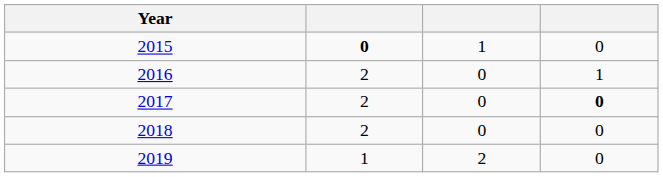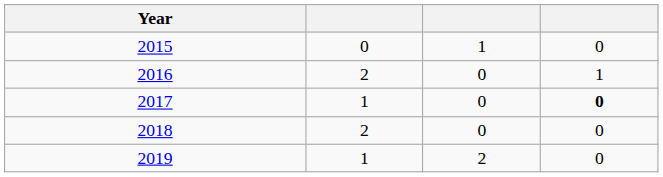(364, 46) bold -> (364, 46) normal
(364, 102) 2 -> (364, 102) 1
